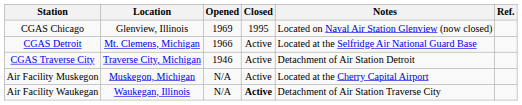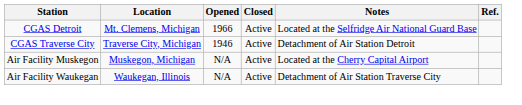- row: (53, 28)
(258, 92) bold -> (258, 76) normal
